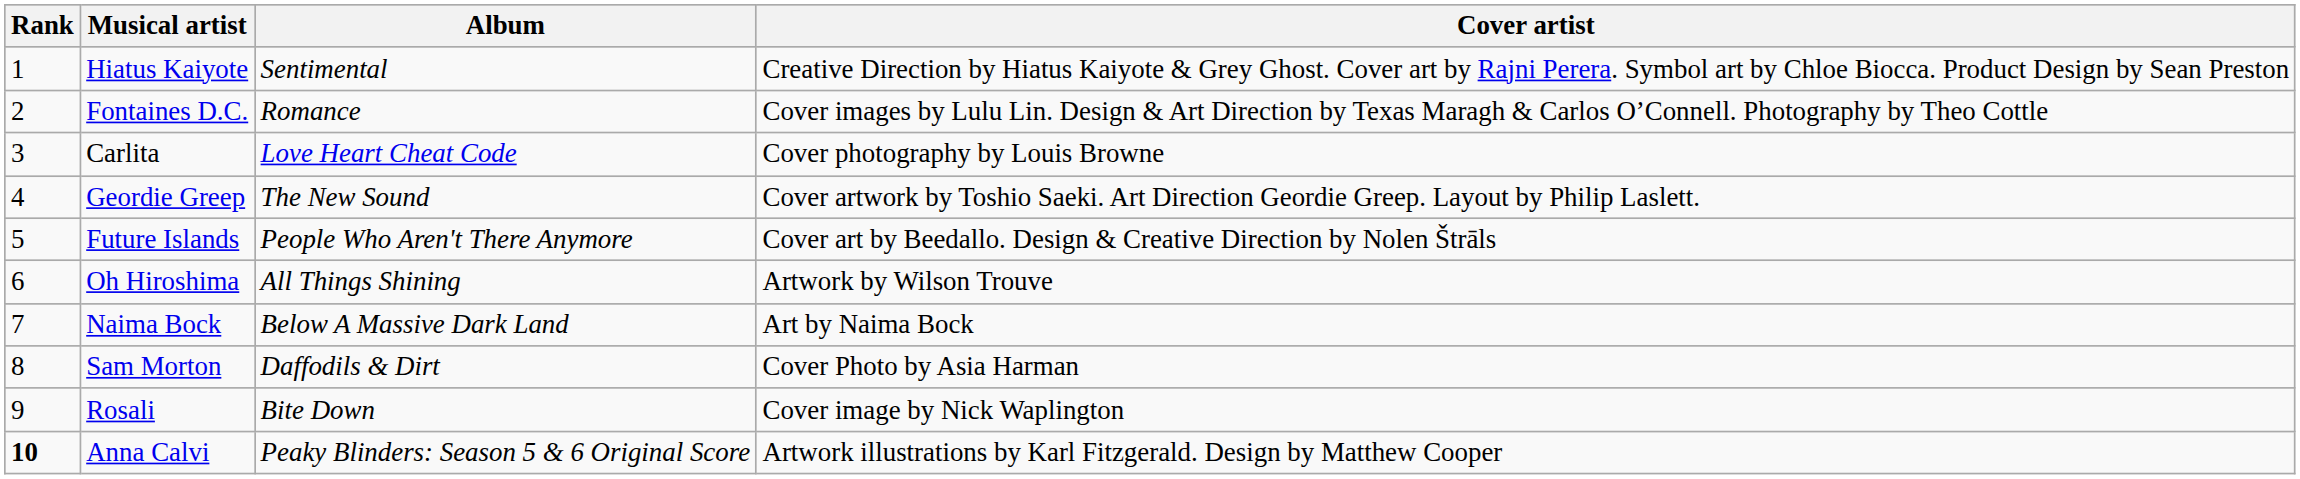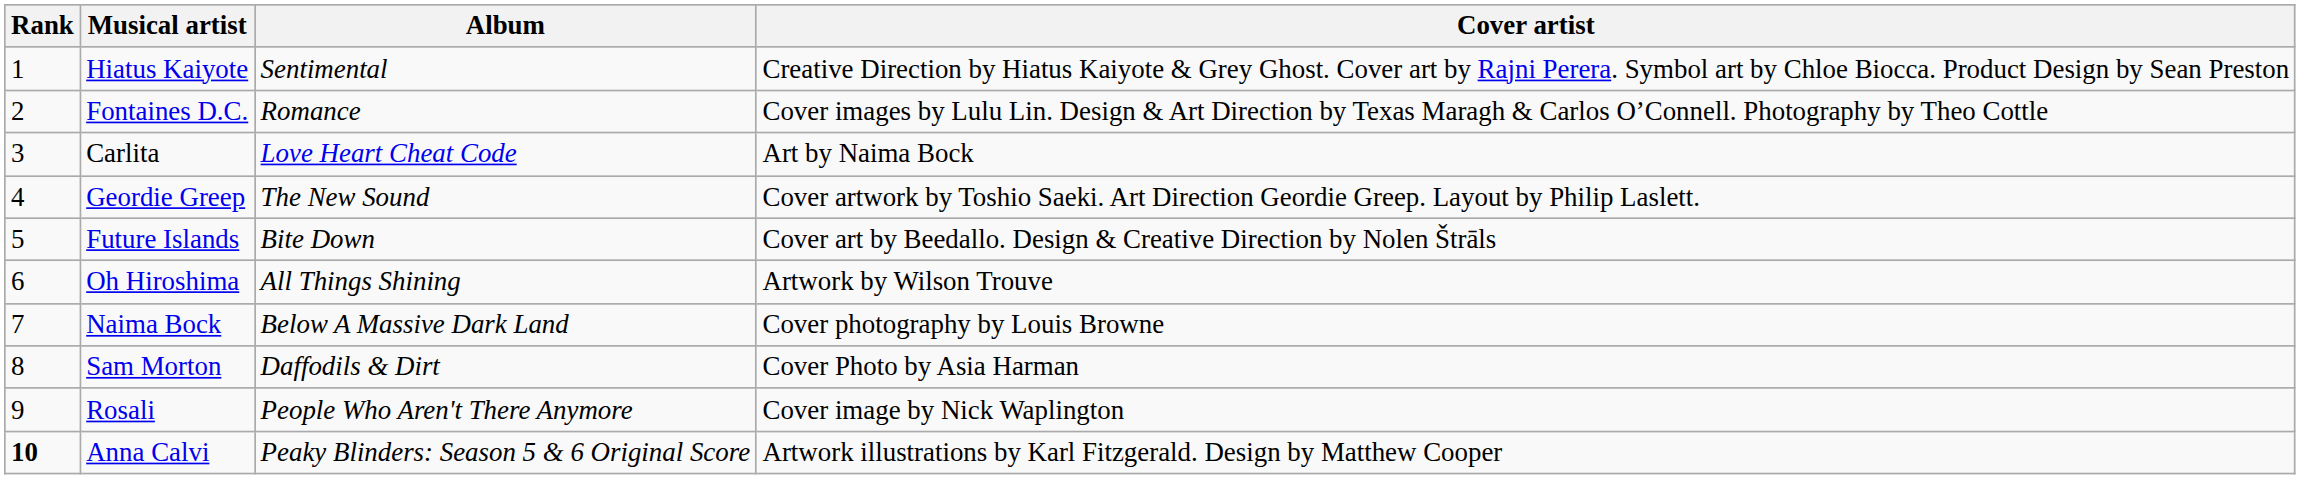(963, 153) Cover photography by Louis Browne -> (868, 153) Art by Naima Bock
(447, 238) People Who Aren't There Anymore -> (318, 238) Bite Down
(868, 324) Art by Naima Bock -> (963, 324) Cover photography by Louis Browne
(318, 409) Bite Down -> (447, 409) People Who Aren't There Anymore
